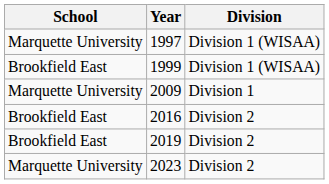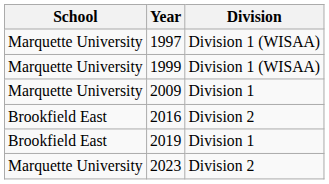(58, 66) Brookfield East -> (75, 66) Marquette University
(221, 141) Division 2 -> (221, 141) Division 1
